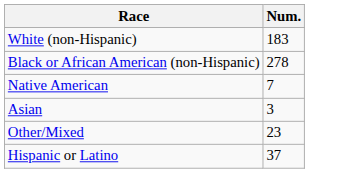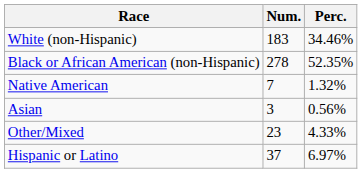+ column: (331, 16)
